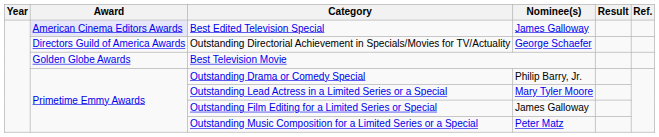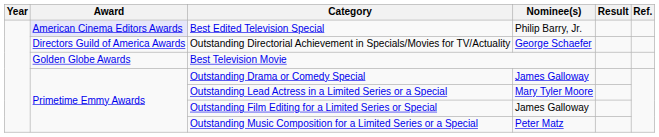(552, 28) James Galloway -> (548, 28) Philip Barry, Jr.
(548, 76) Philip Barry, Jr. -> (552, 76) James Galloway
